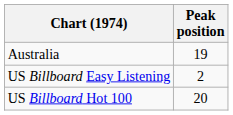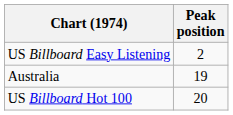rows swapped: (33, 53) <-> (89, 76)
